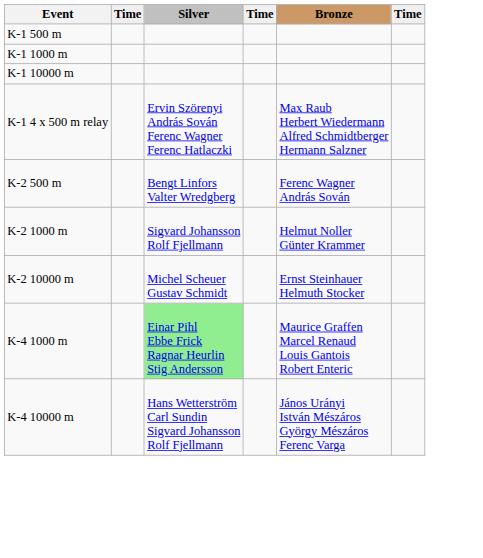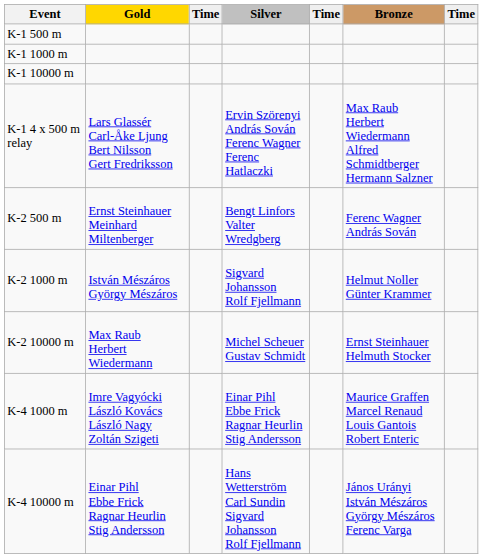+ column: (137, 14)
(186, 348) lightgreen background -> (264, 418) no background
